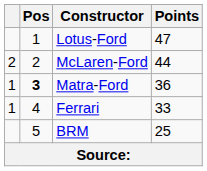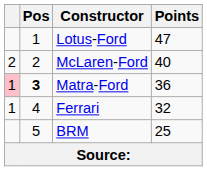(163, 62) 44 -> (163, 62) 40
(12, 86) no background -> (12, 86) pink background
(163, 109) 33 -> (163, 109) 32
